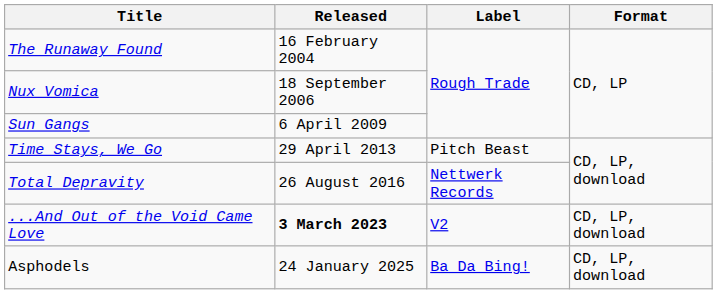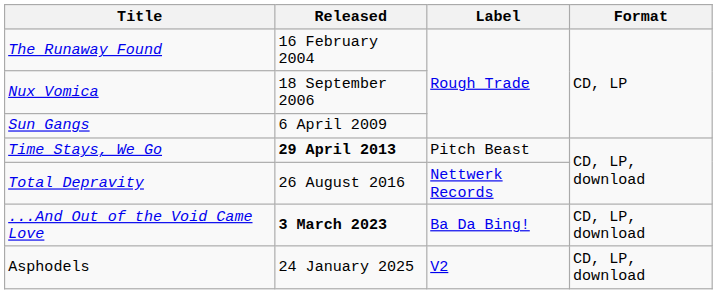(337, 150) normal -> (337, 150) bold
(439, 225) V2 -> (480, 225) Ba Da Bing!
(480, 267) Ba Da Bing! -> (439, 267) V2
